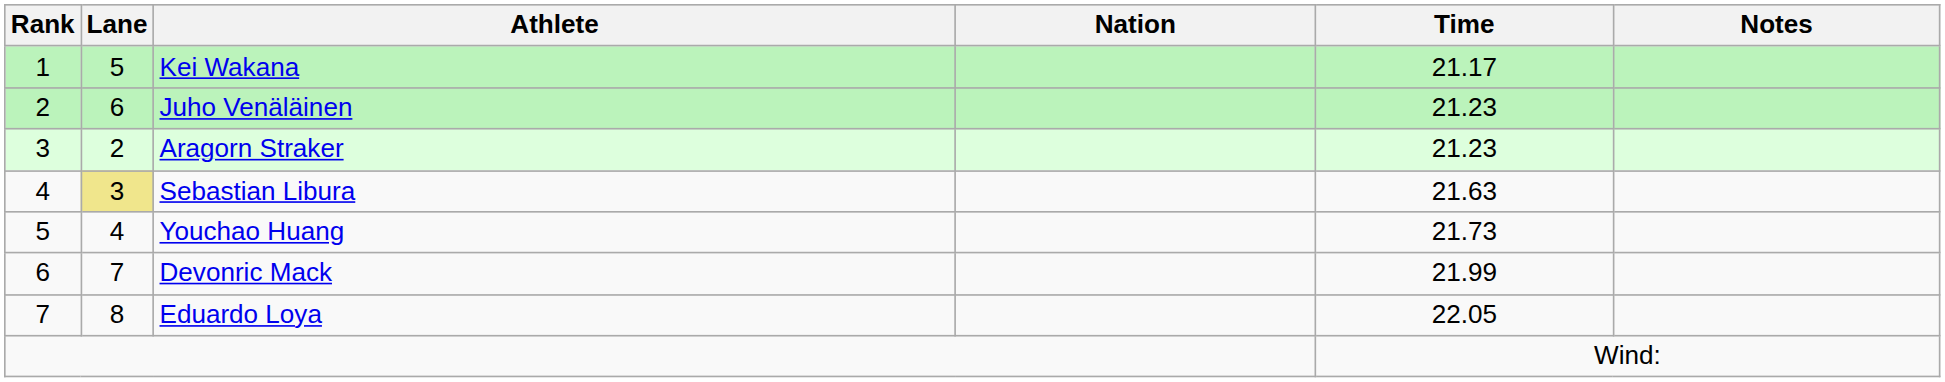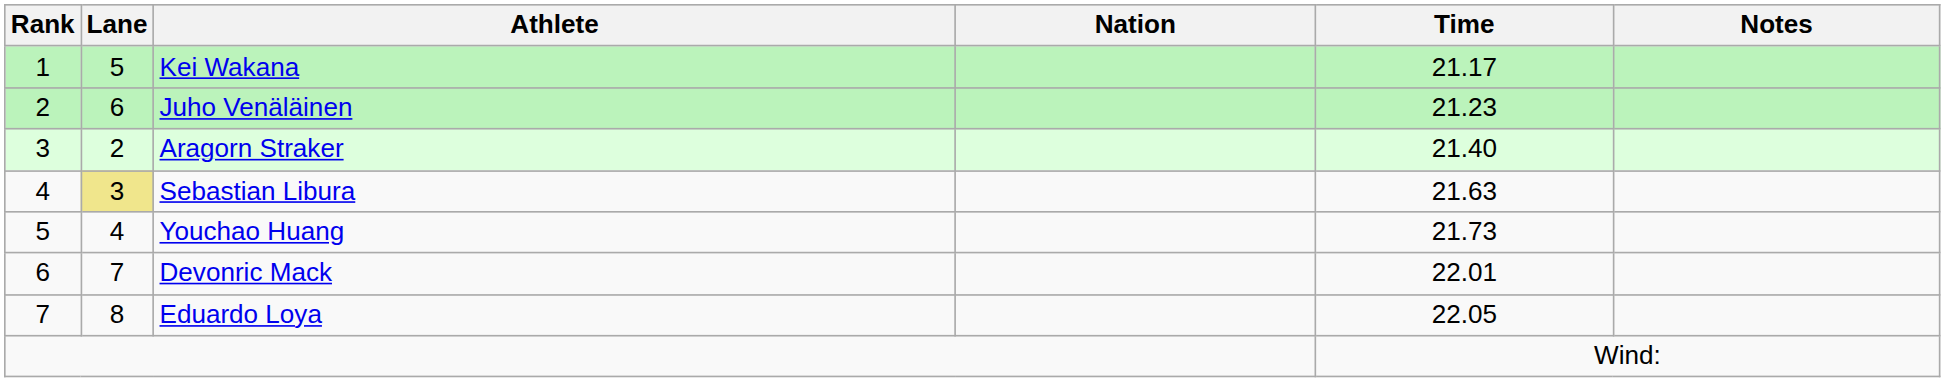(1464, 149) 21.23 -> (1464, 149) 21.40
(1464, 273) 21.99 -> (1464, 273) 22.01
